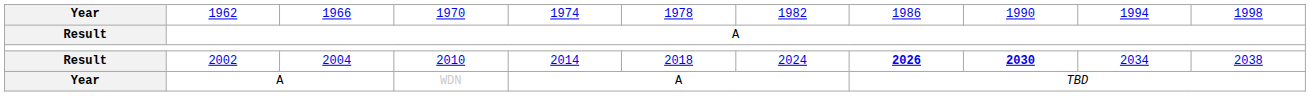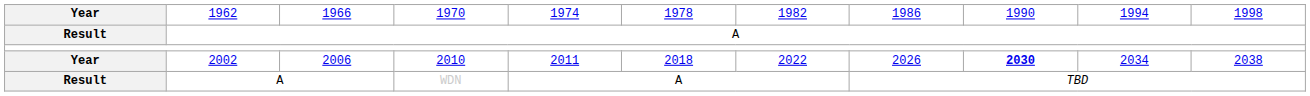(85, 61) Result -> (85, 61) Year
(337, 61) 2004 -> (337, 61) 2006
(565, 61) 2014 -> (565, 61) 2011
(793, 61) 2024 -> (793, 61) 2022
(907, 61) bold -> (907, 61) normal
(85, 81) Year -> (85, 81) Result
